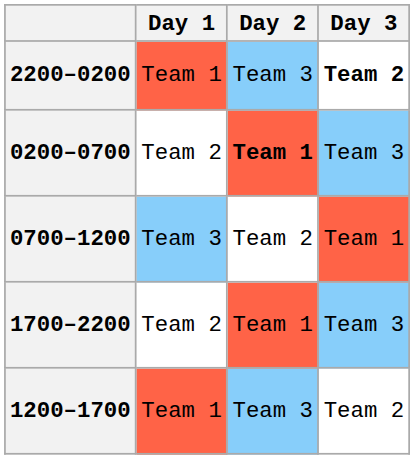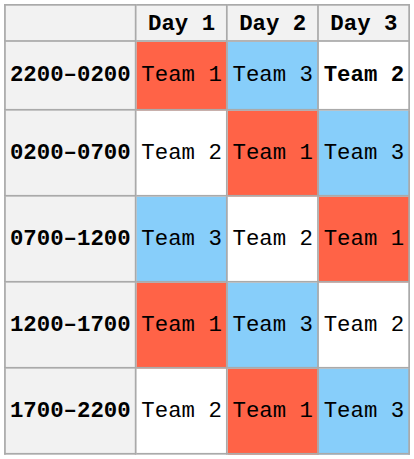(273, 153) bold -> (273, 153) normal
rows swapped: (70, 411) <-> (70, 325)
